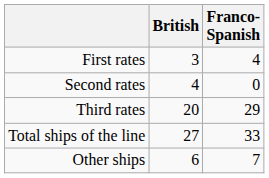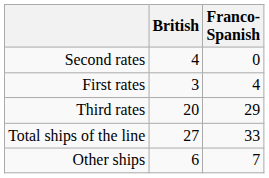rows swapped: (114, 60) <-> (105, 85)
